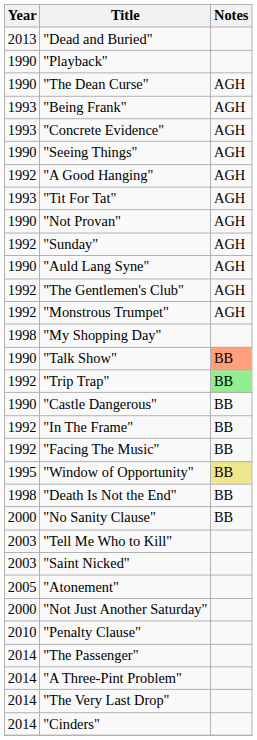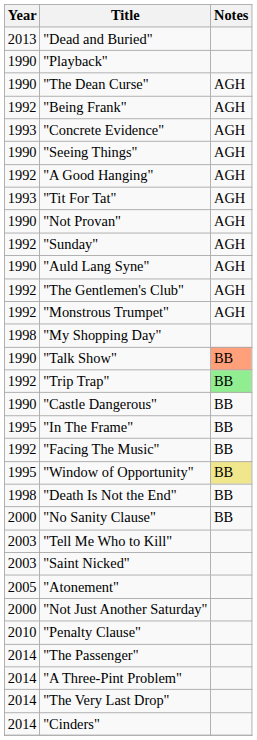(22, 107) 1993 -> (22, 107) 1992
(22, 426) 1992 -> (22, 426) 1995
